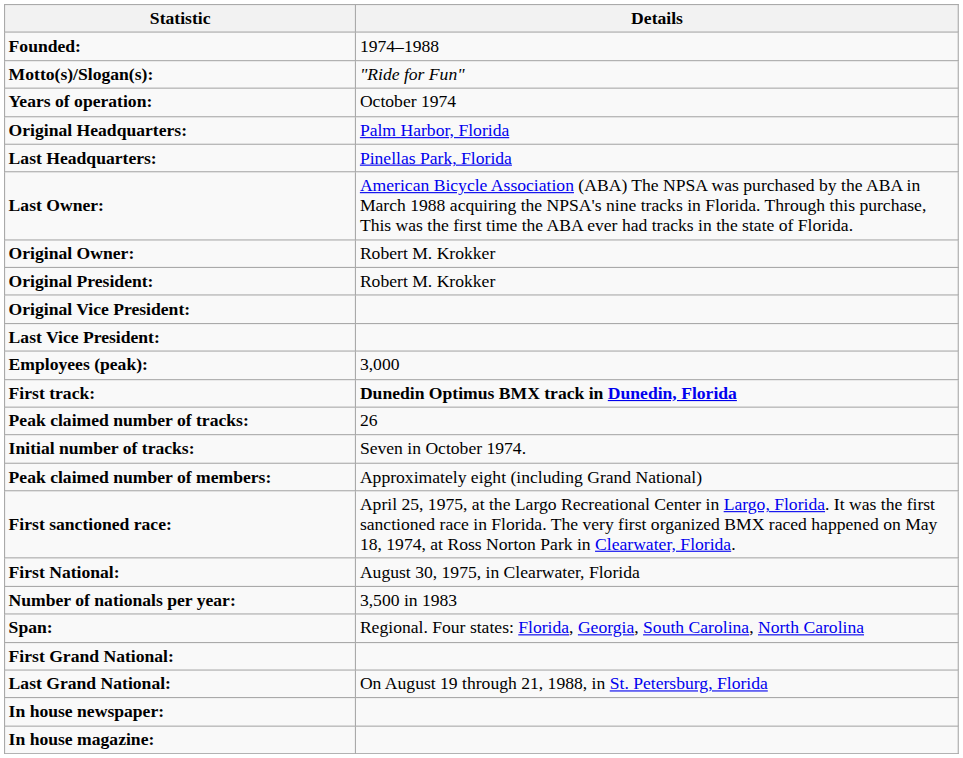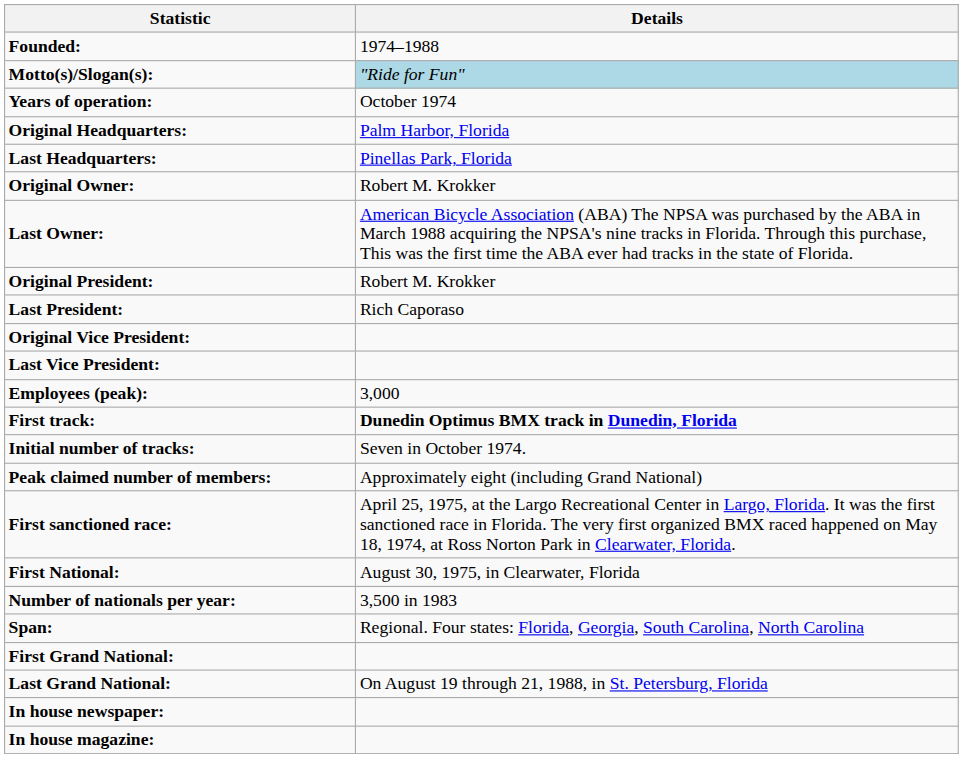(412, 74) no background -> (412, 74) lightblue background
rows swapped: (71, 253) <-> (56, 205)
+ row: (66, 309)
- row: (129, 420)
